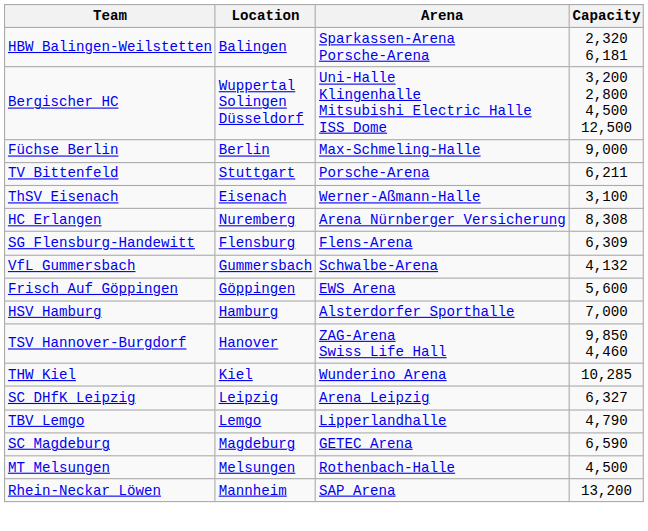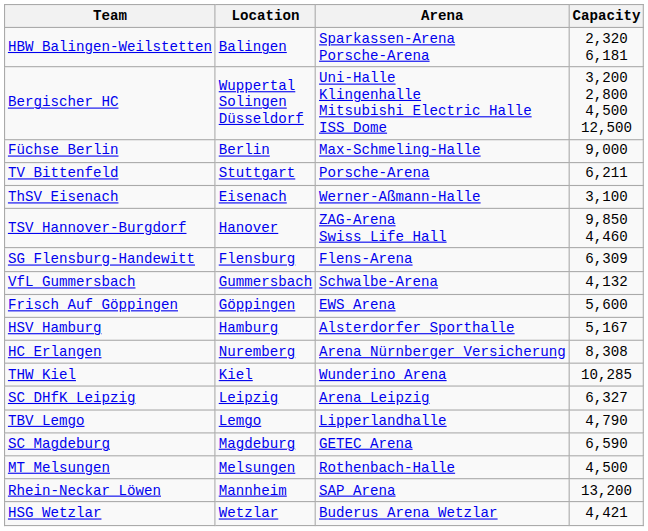rows swapped: (55, 220) <-> (97, 344)
(606, 312) 7,000 -> (606, 329) 5,167
+ row: (55, 514)
